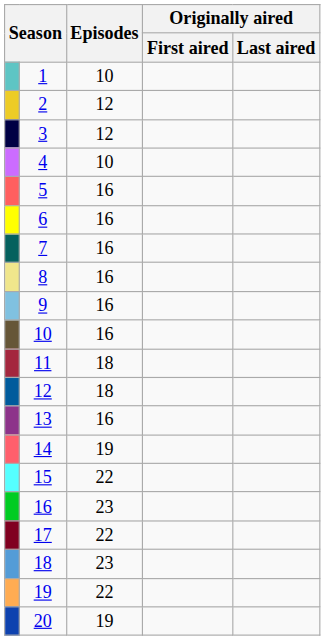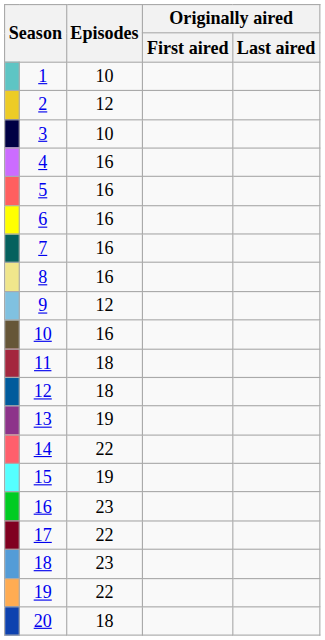(104, 133) 12 -> (104, 133) 10
(104, 162) 10 -> (104, 162) 16
(104, 305) 16 -> (104, 305) 12
(104, 420) 16 -> (104, 420) 19
(104, 448) 19 -> (104, 448) 22
(104, 477) 22 -> (104, 477) 19
(104, 620) 19 -> (104, 620) 18
